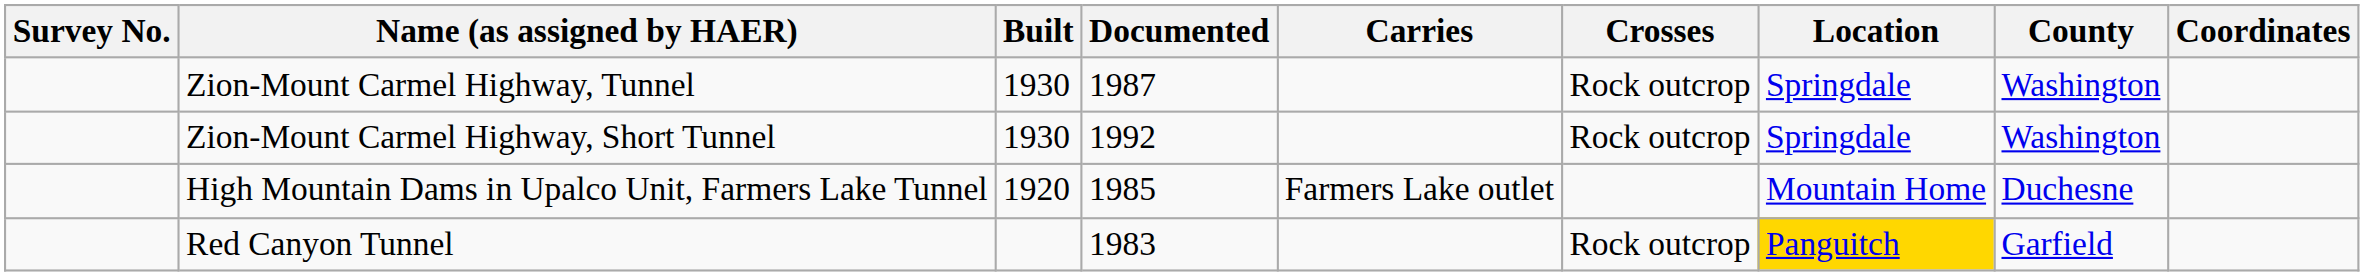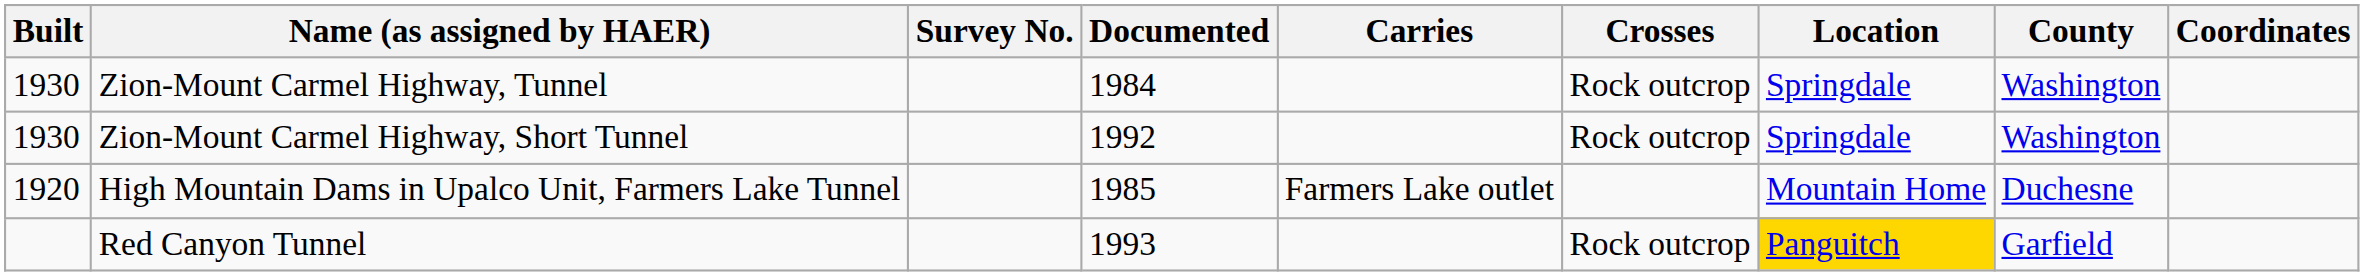columns swapped: (92, 31) <-> (1038, 31)
(1123, 84) 1987 -> (1123, 84) 1984
(1123, 243) 1983 -> (1123, 243) 1993
